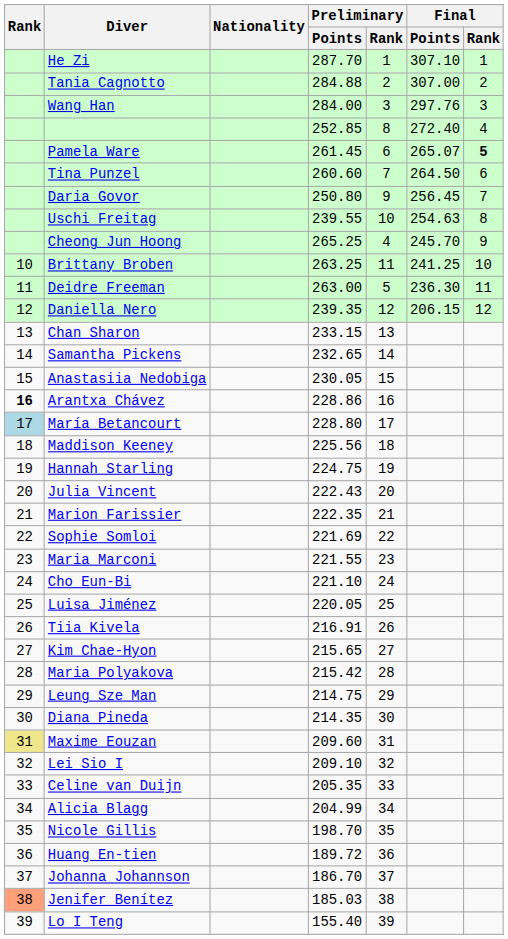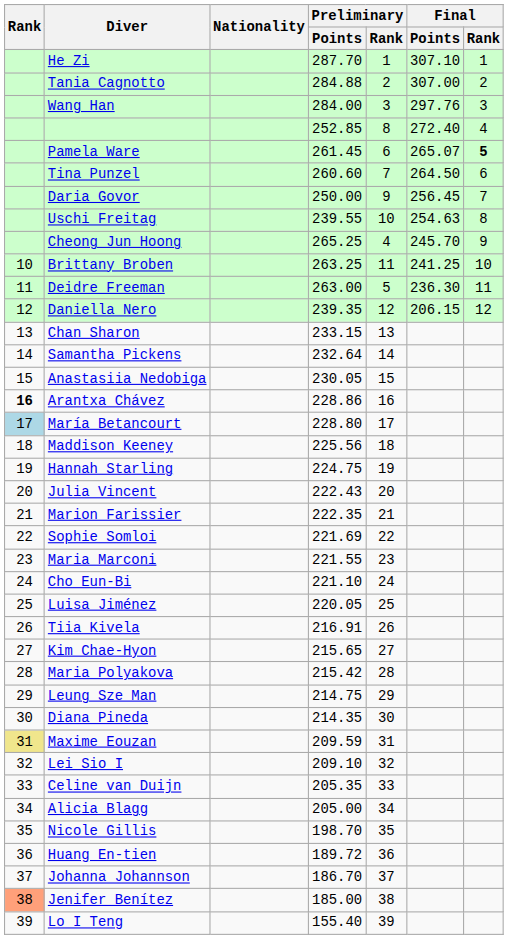(337, 197) 250.80 -> (337, 197) 250.00
(337, 356) 232.65 -> (337, 356) 232.64
(337, 741) 209.60 -> (337, 741) 209.59
(337, 809) 204.99 -> (337, 809) 205.00
(337, 900) 185.03 -> (337, 900) 185.00
